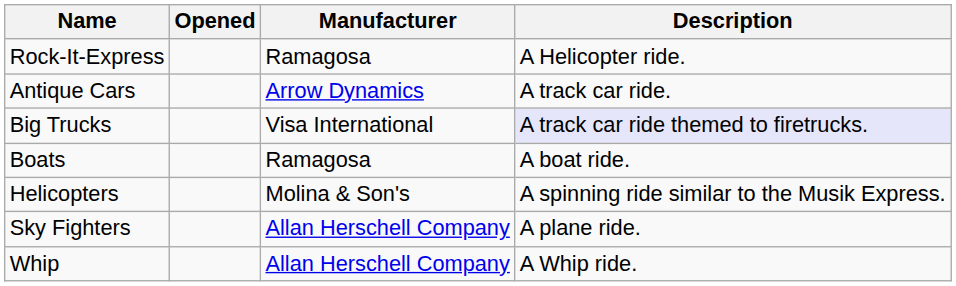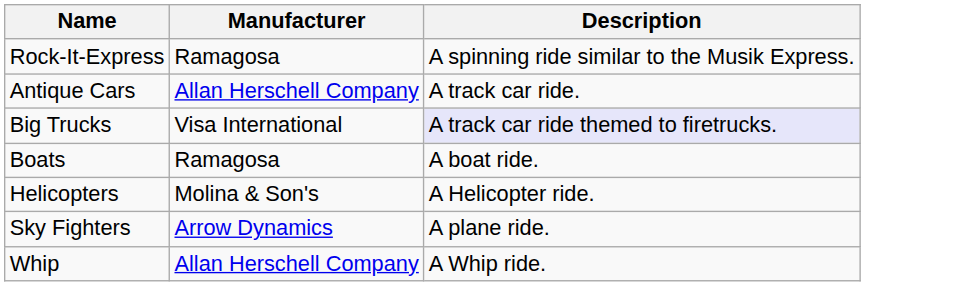- column: (215, 21)
(603, 56) A Helicopter ride. -> (642, 56) A spinning ride similar to the Musik Express.
(345, 90) Arrow Dynamics -> (297, 90) Allan Herschell Company
(733, 194) A spinning ride similar to the Musik Express. -> (512, 194) A Helicopter ride.
(388, 228) Allan Herschell Company -> (254, 228) Arrow Dynamics
